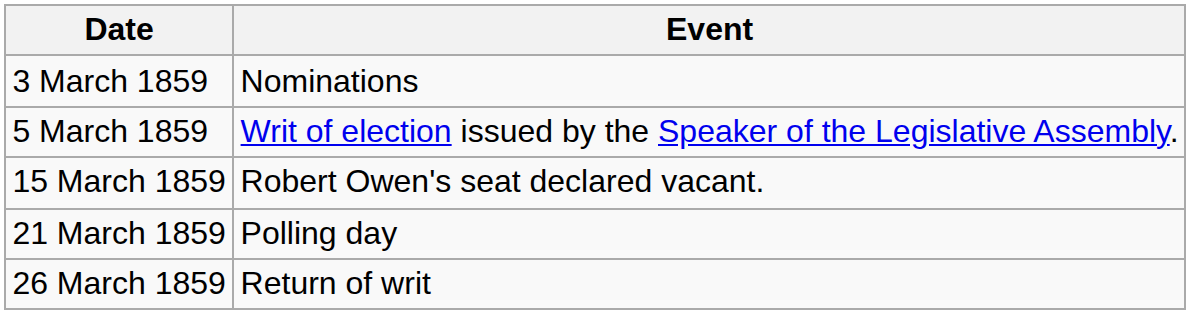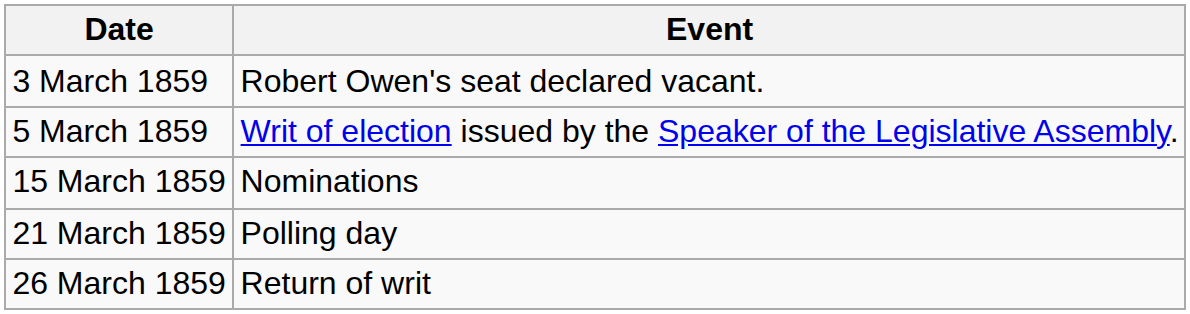(330, 80) Nominations -> (502, 80) Robert Owen's seat declared vacant.
(502, 182) Robert Owen's seat declared vacant. -> (330, 182) Nominations
